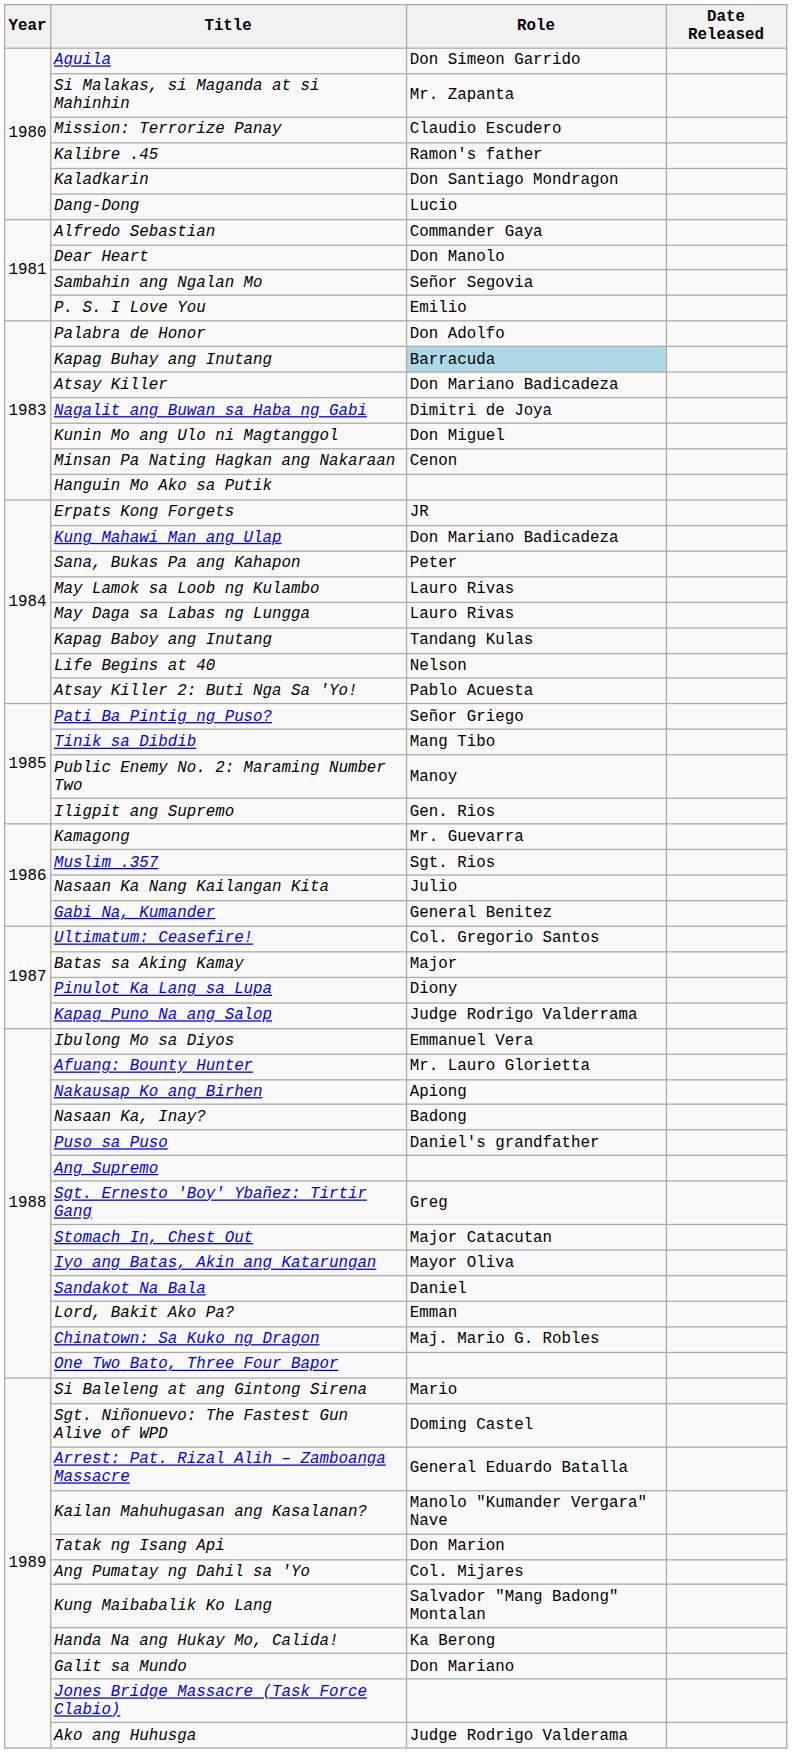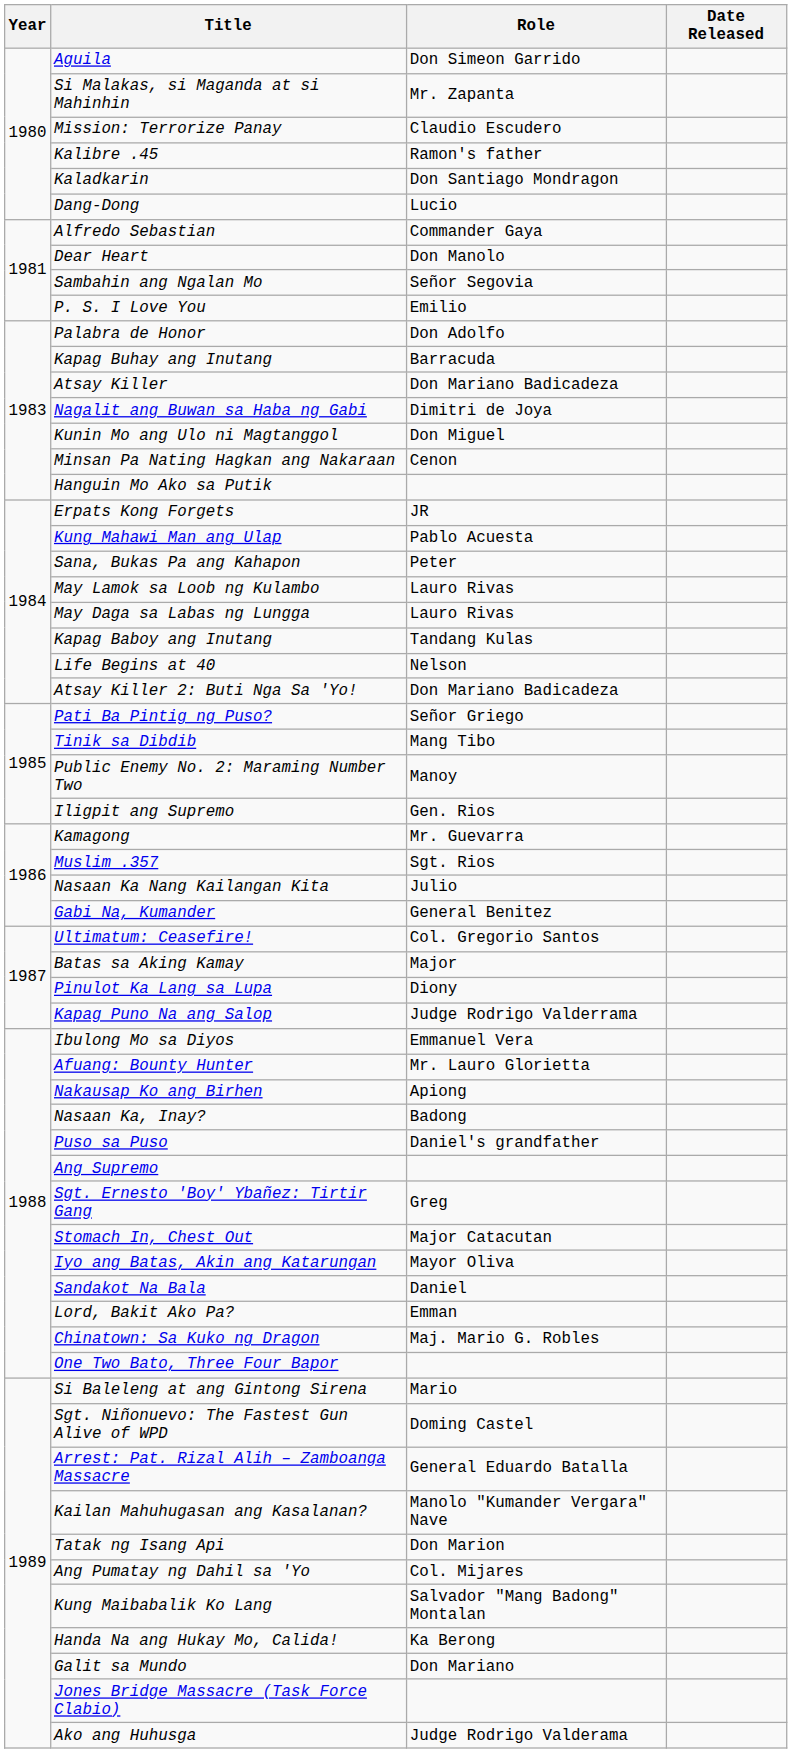(453, 360) lightblue background -> (453, 360) no background
(514, 538) Don Mariano Badicadeza -> (472, 538) Pablo Acuesta
(472, 692) Pablo Acuesta -> (514, 692) Don Mariano Badicadeza
